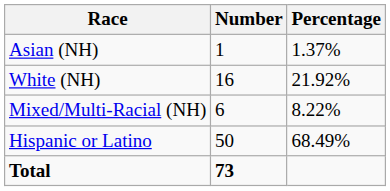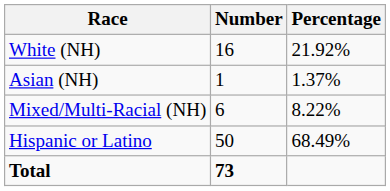rows swapped: (55, 79) <-> (54, 49)
